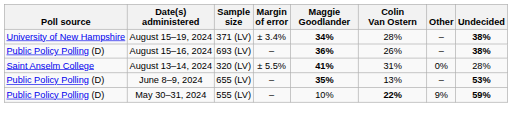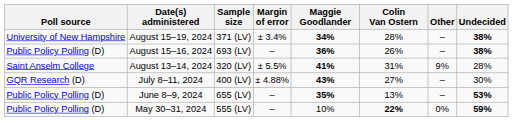(441, 66) 0% -> (442, 66) 9%
+ row: (171, 80)
(441, 95) 9% -> (442, 110) 0%
